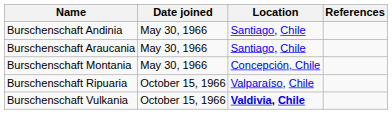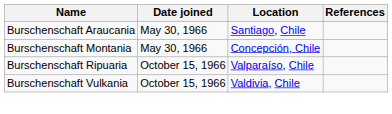- row: (65, 30)
(268, 100) bold -> (265, 83) normal
